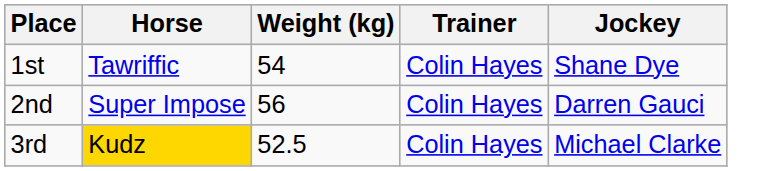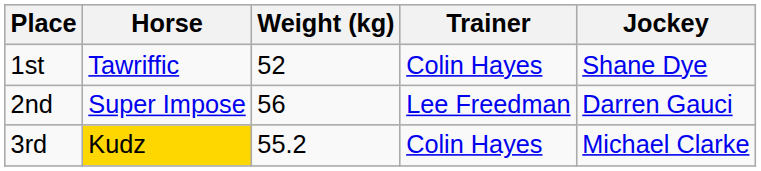(271, 64) 54 -> (271, 64) 52
(474, 104) Colin Hayes -> (488, 104) Lee Freedman
(282, 144) 52.5 -> (282, 144) 55.2
